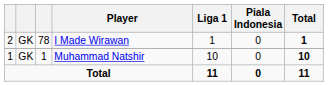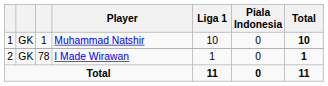rows swapped: (99, 57) <-> (92, 41)
